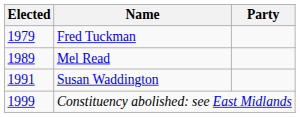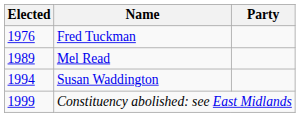(21, 36) 1979 -> (21, 36) 1976
(21, 79) 1991 -> (21, 79) 1994
